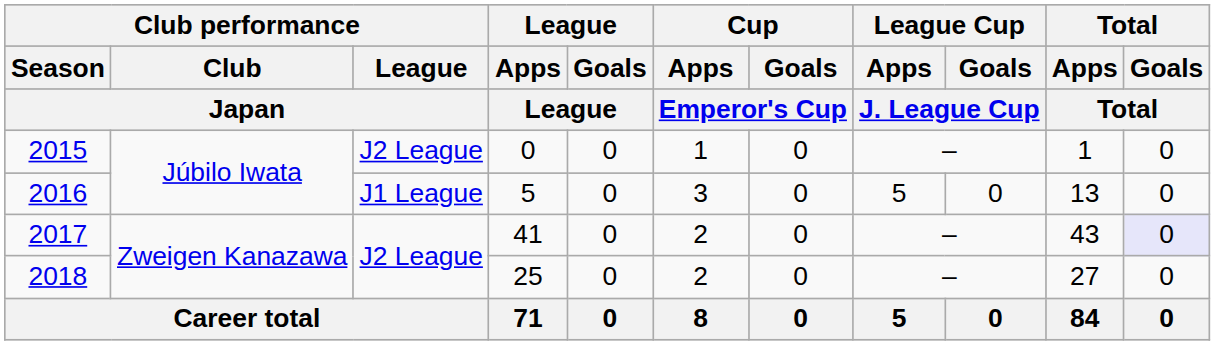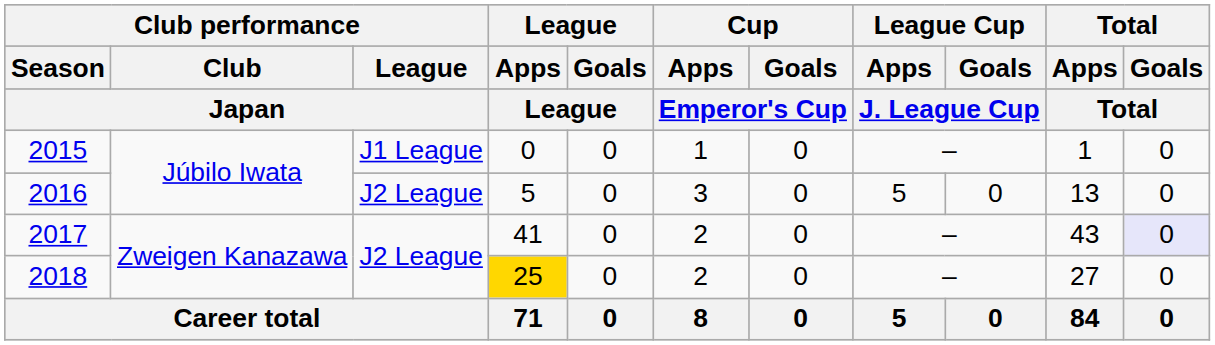(421, 151) J2 League -> (421, 151) J1 League
(421, 192) J1 League -> (421, 192) J2 League
(528, 276) no background -> (528, 276) gold background
